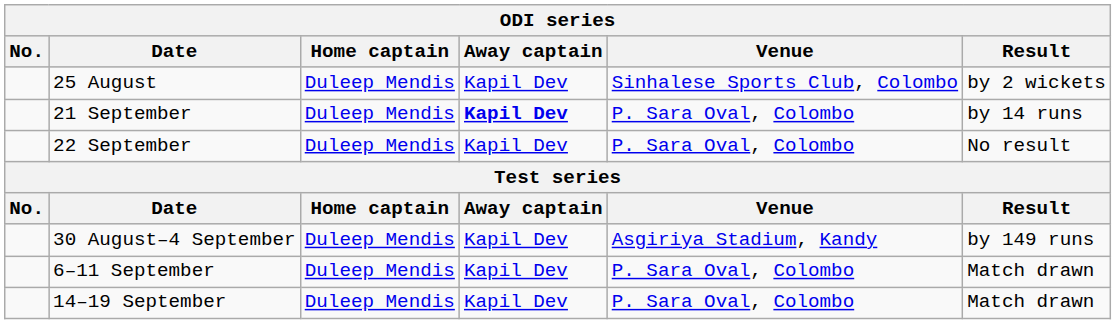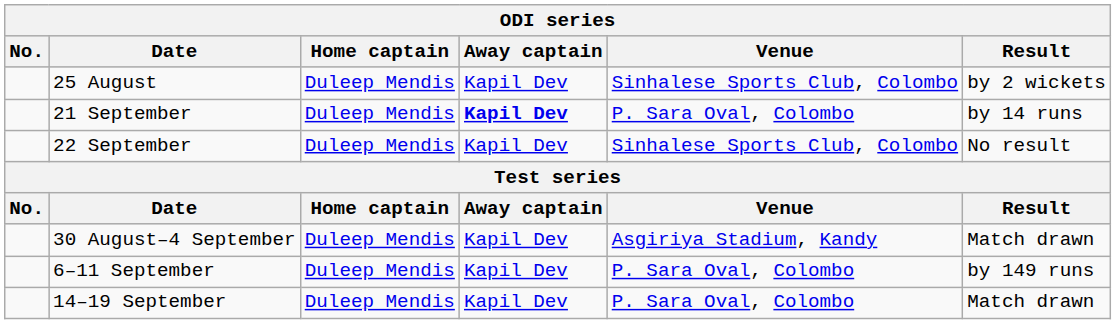(733, 146) P. Sara Oval, Colombo -> (785, 146) Sinhalese Sports Club, Colombo
(1031, 240) by 149 runs -> (1031, 240) Match drawn
(1031, 271) Match drawn -> (1031, 271) by 149 runs
